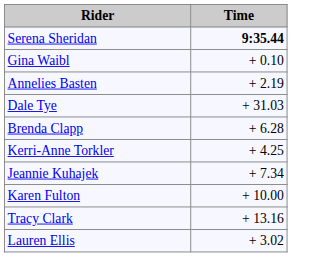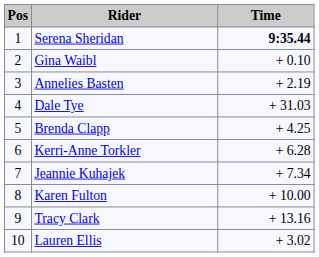+ column: (18, 15)
(266, 128) + 6.28 -> (293, 128) + 4.25
(266, 150) + 4.25 -> (293, 150) + 6.28
